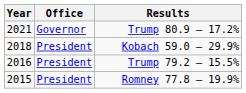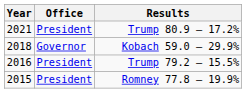(61, 30) Governor -> (64, 30) President
(64, 46) President -> (61, 46) Governor
